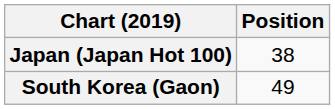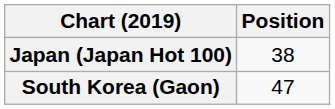(283, 87) 49 -> (283, 87) 47
